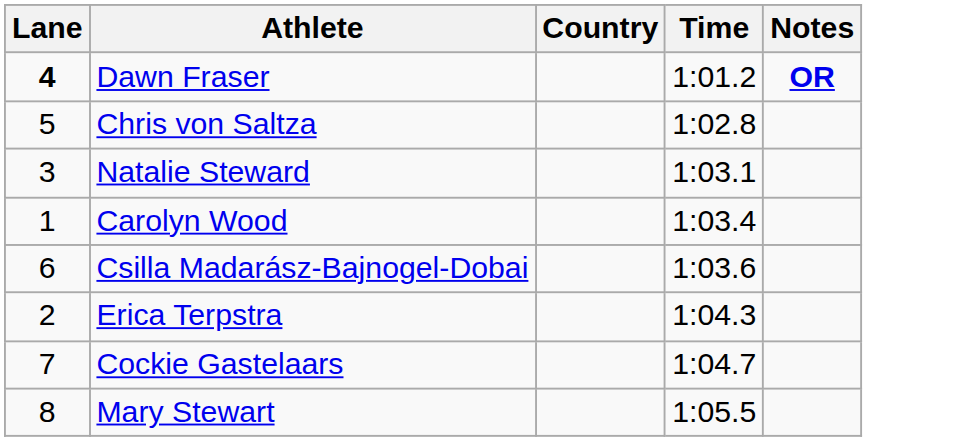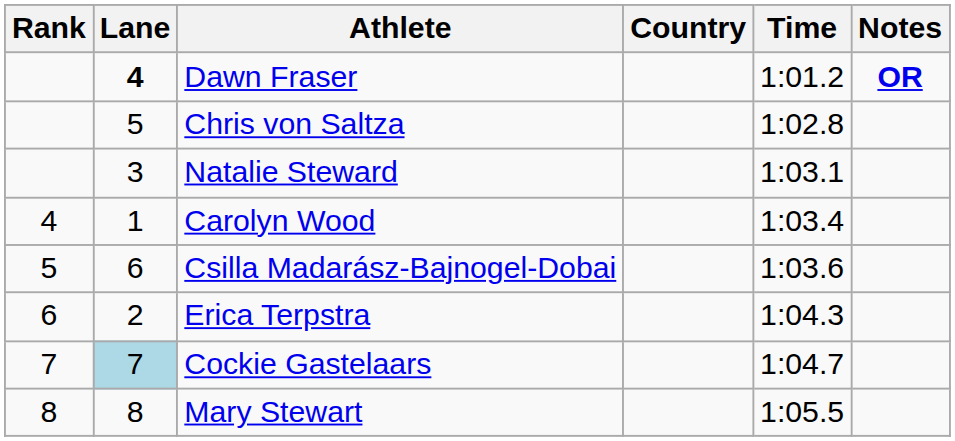+ column: (49, 28)
(47, 364) no background -> (135, 364) lightblue background
